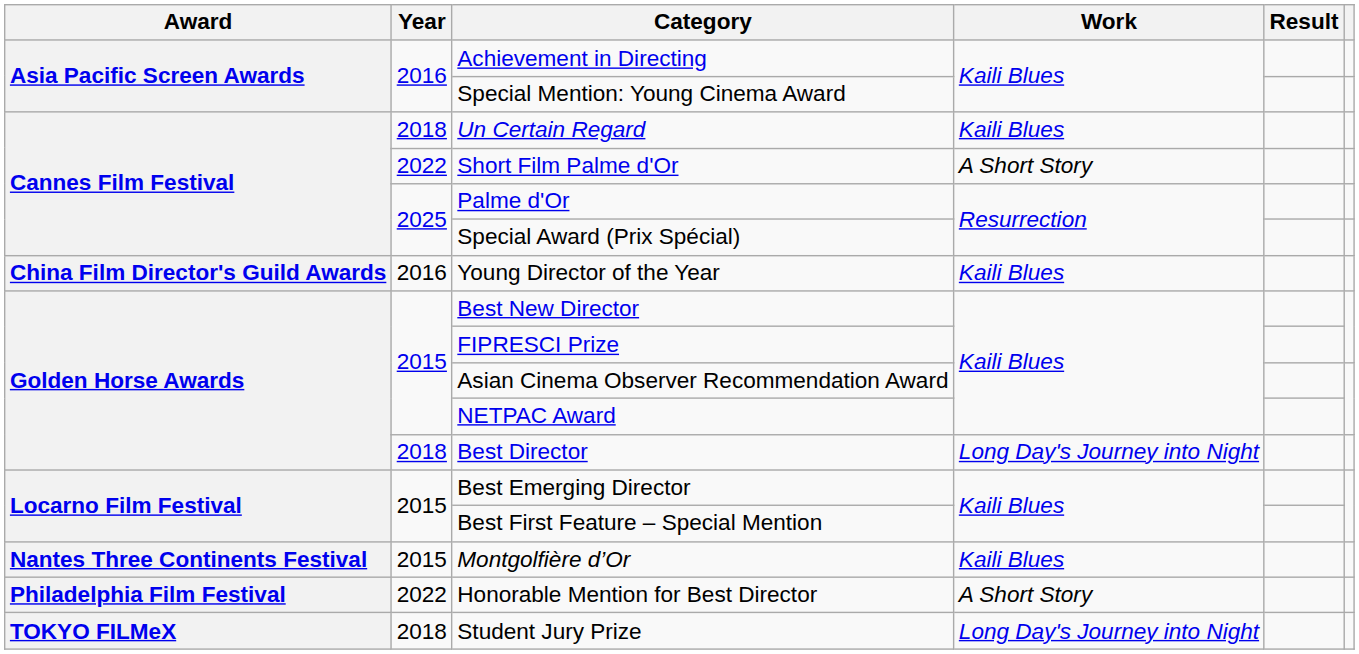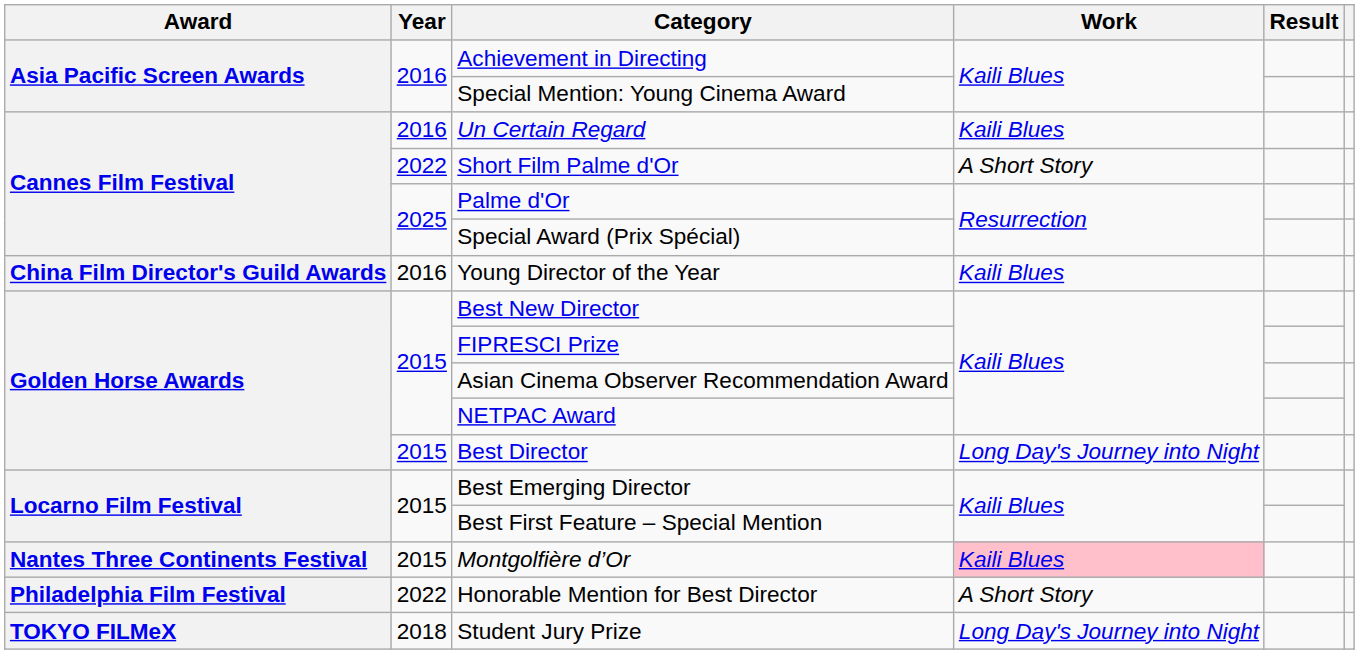(422, 129) 2018 -> (422, 129) 2016
(422, 451) 2018 -> (422, 451) 2015
(1012, 559) no background -> (1012, 559) pink background
